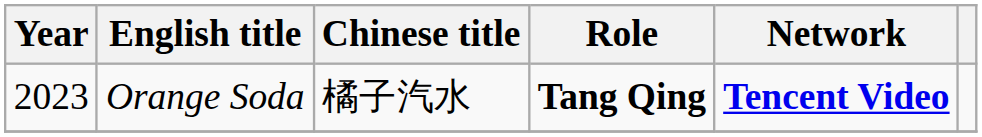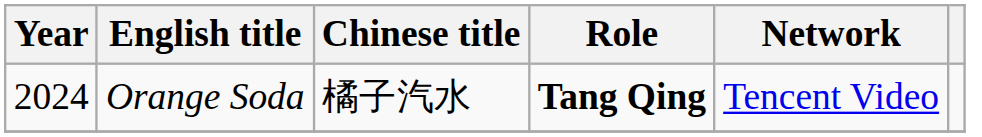(51, 97) 2023 -> (51, 97) 2024
(836, 97) bold -> (831, 97) normal
